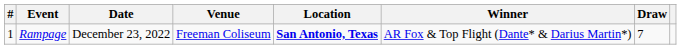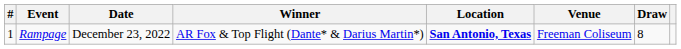columns swapped: (223, 14) <-> (508, 14)
(640, 34) 7 -> (640, 34) 8
